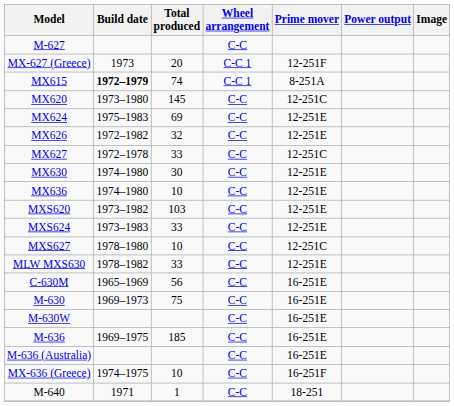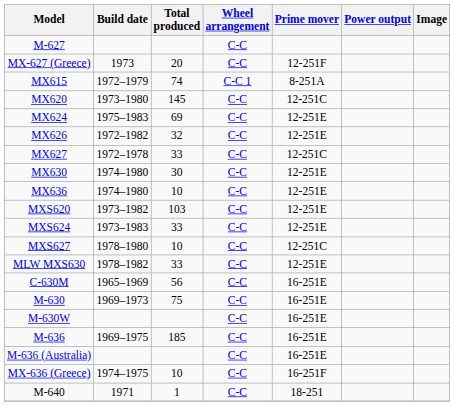(237, 63) C-C 1 -> (237, 63) C-C
(122, 81) bold -> (122, 81) normal
